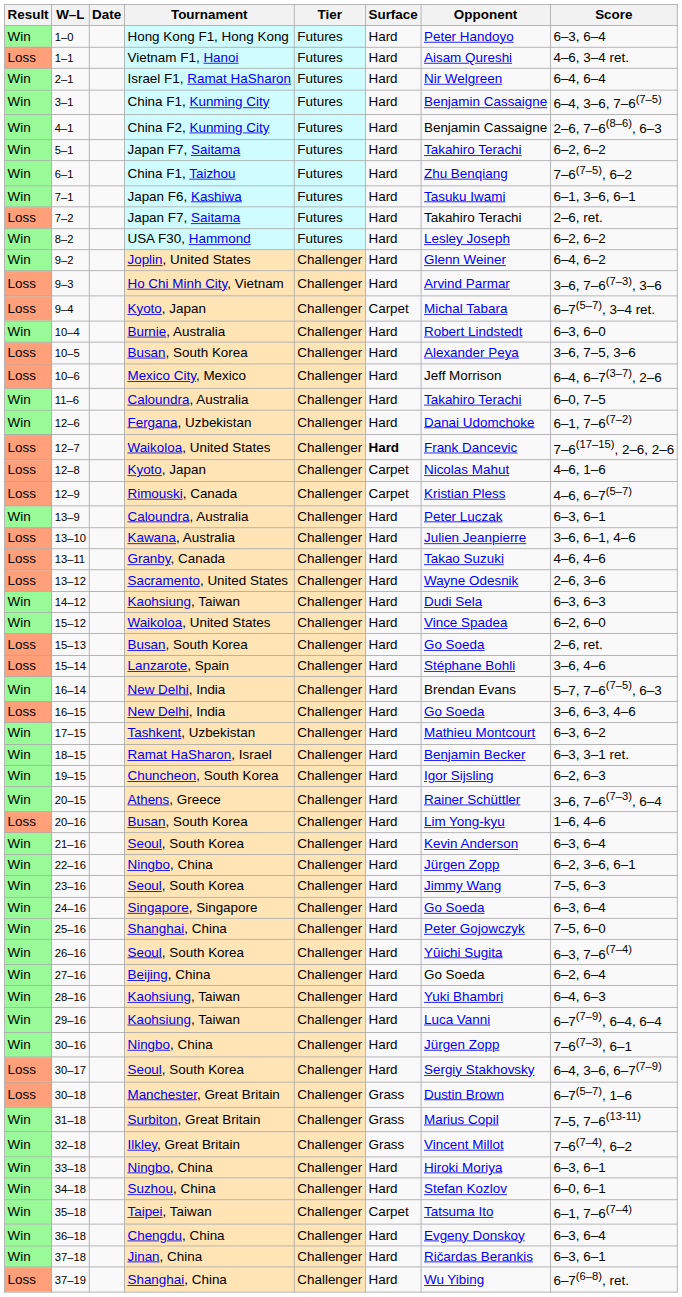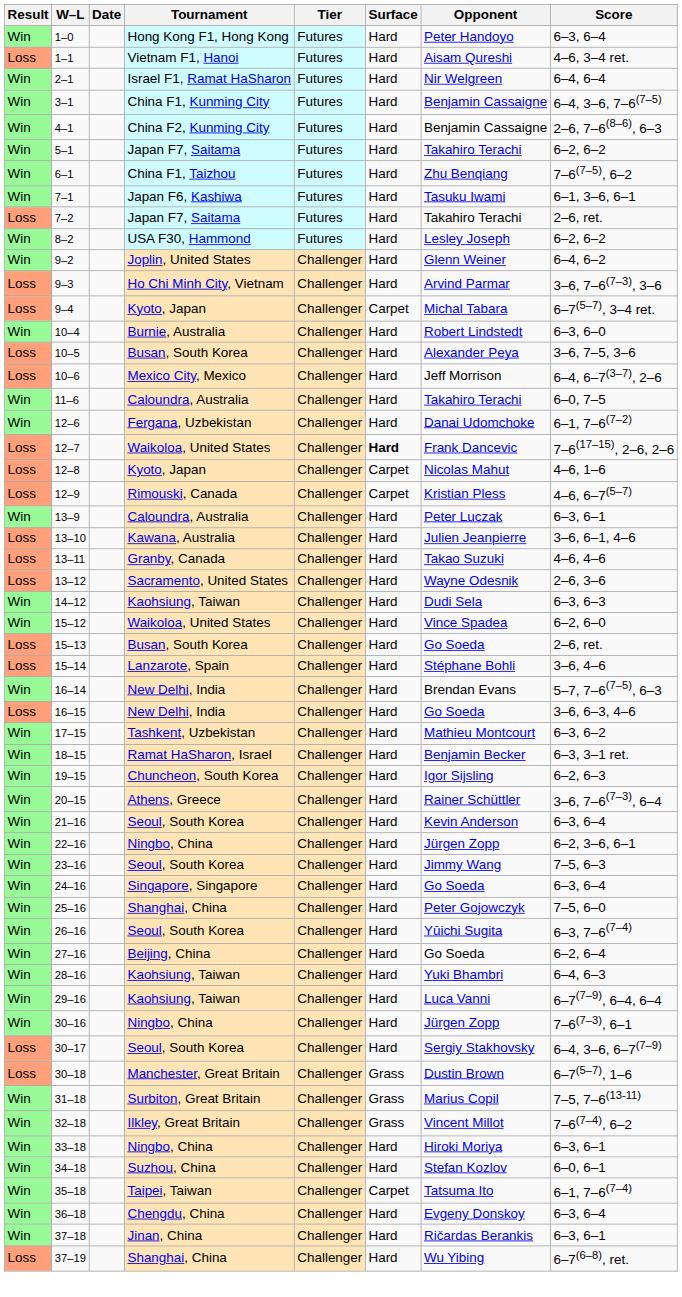- row: (70, 823)
